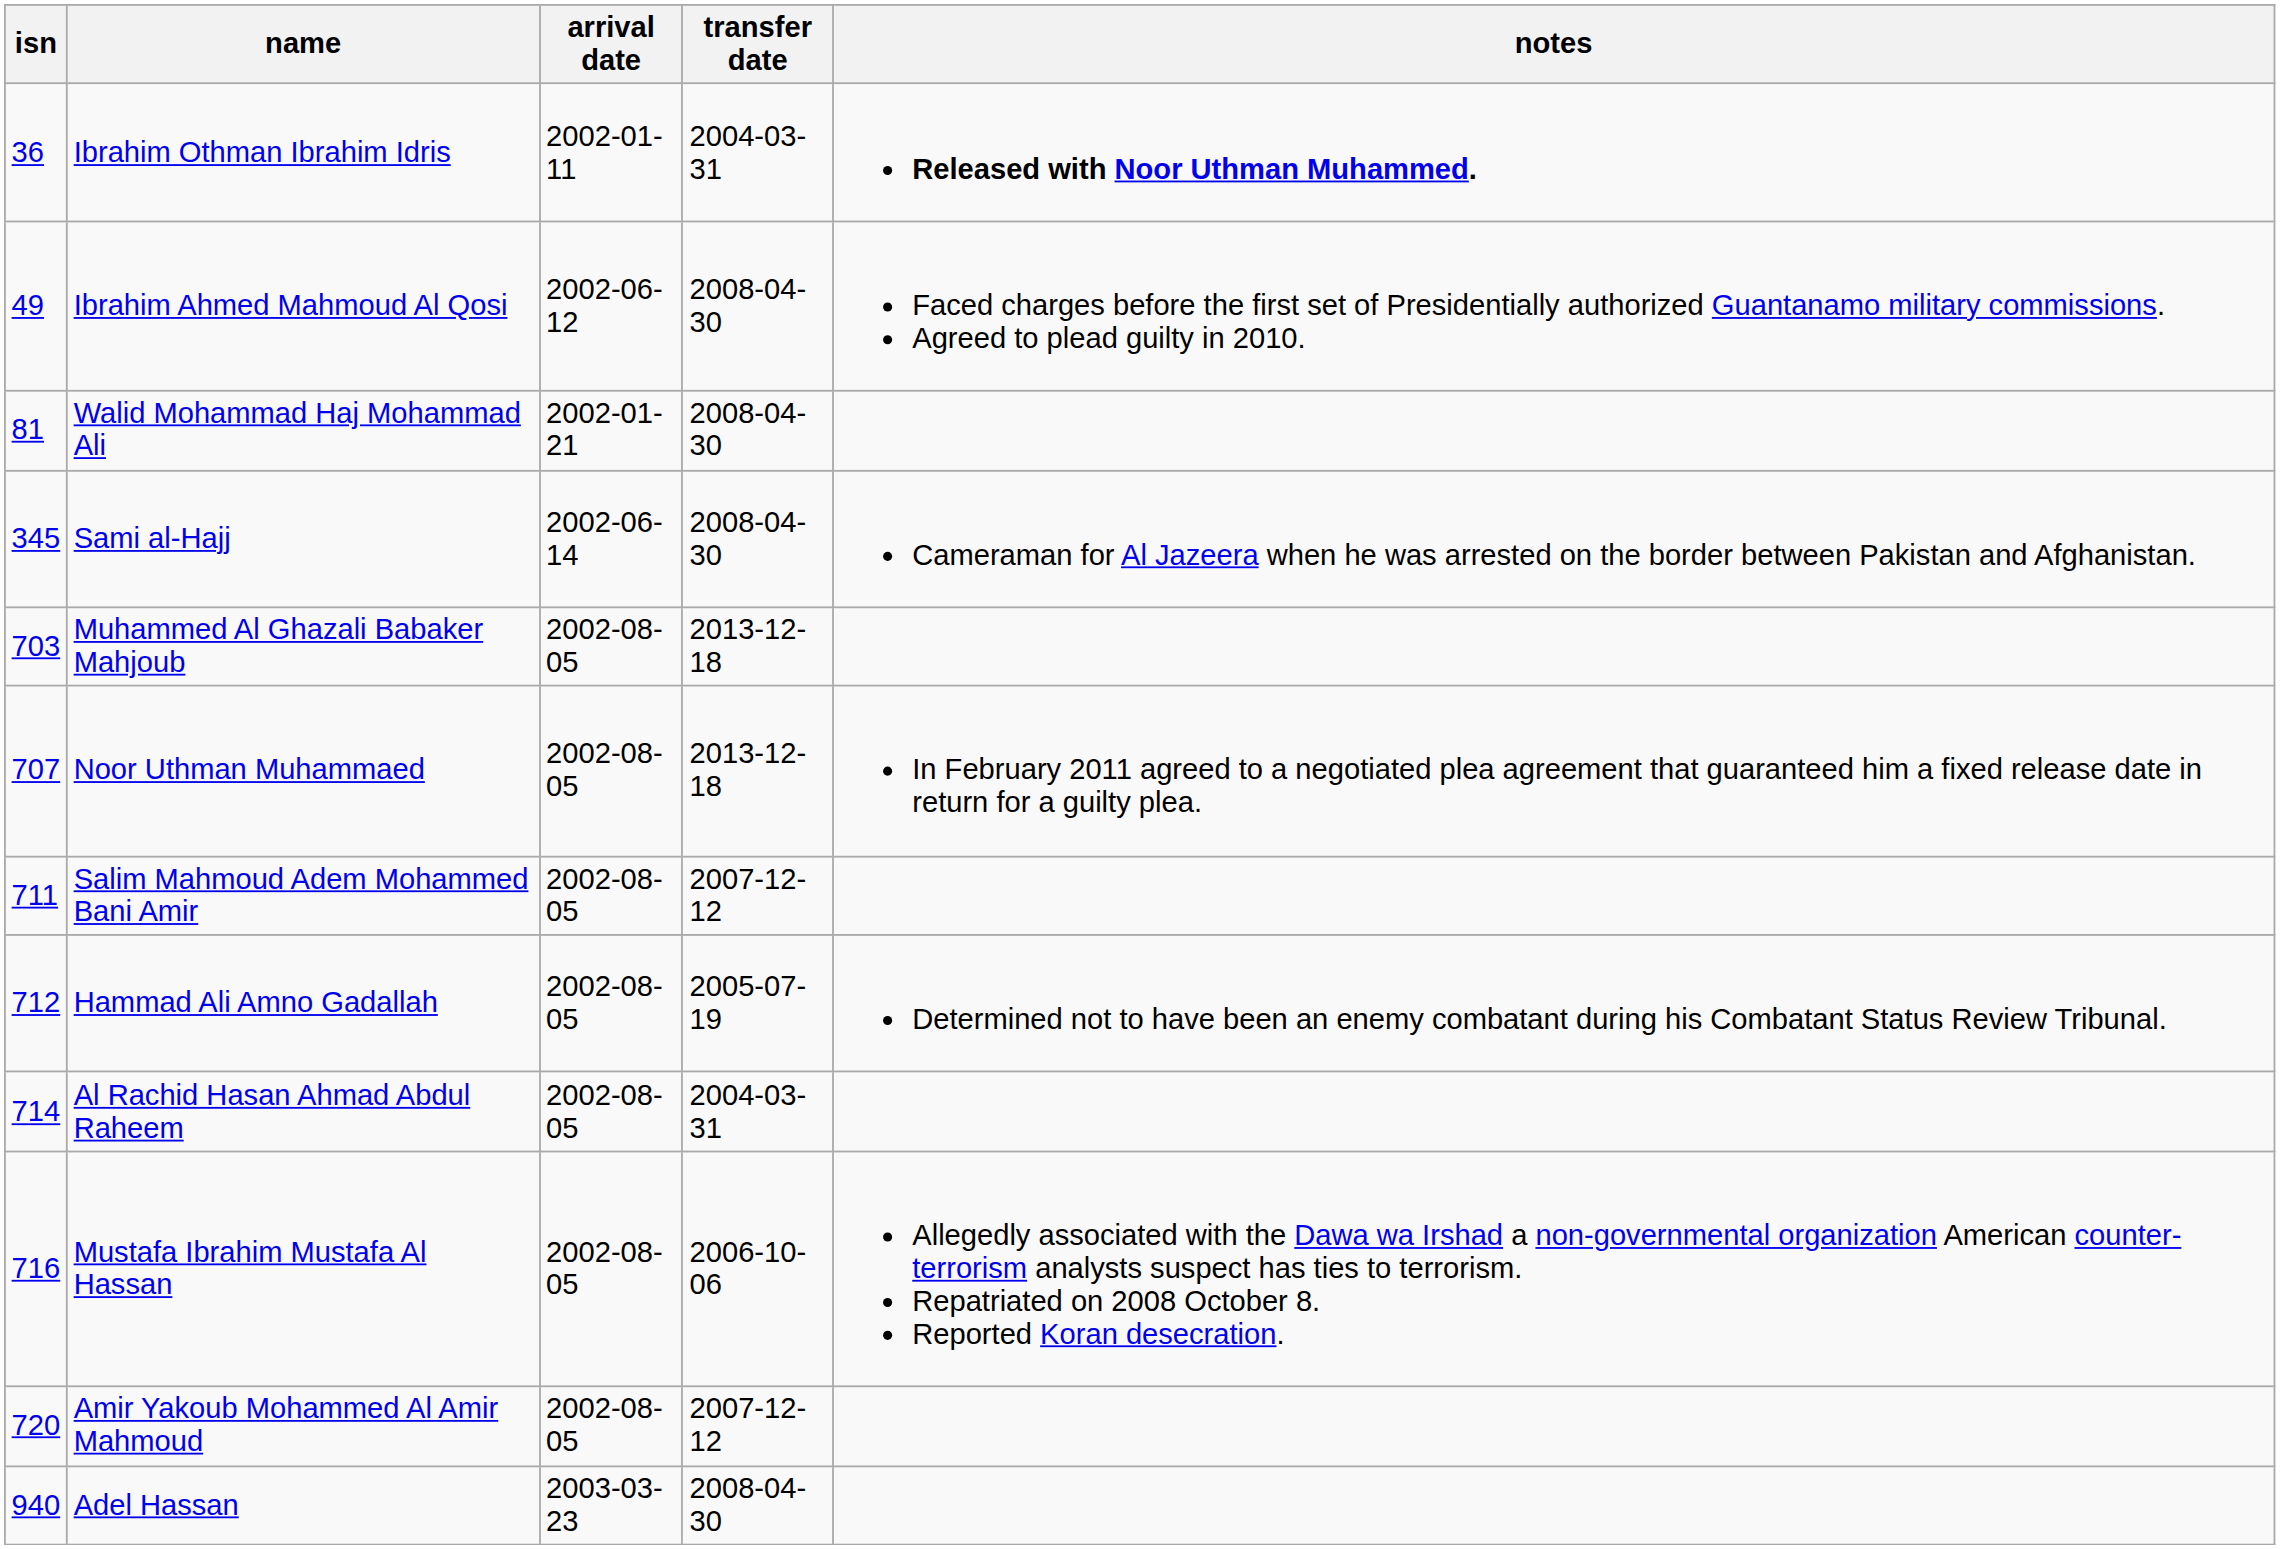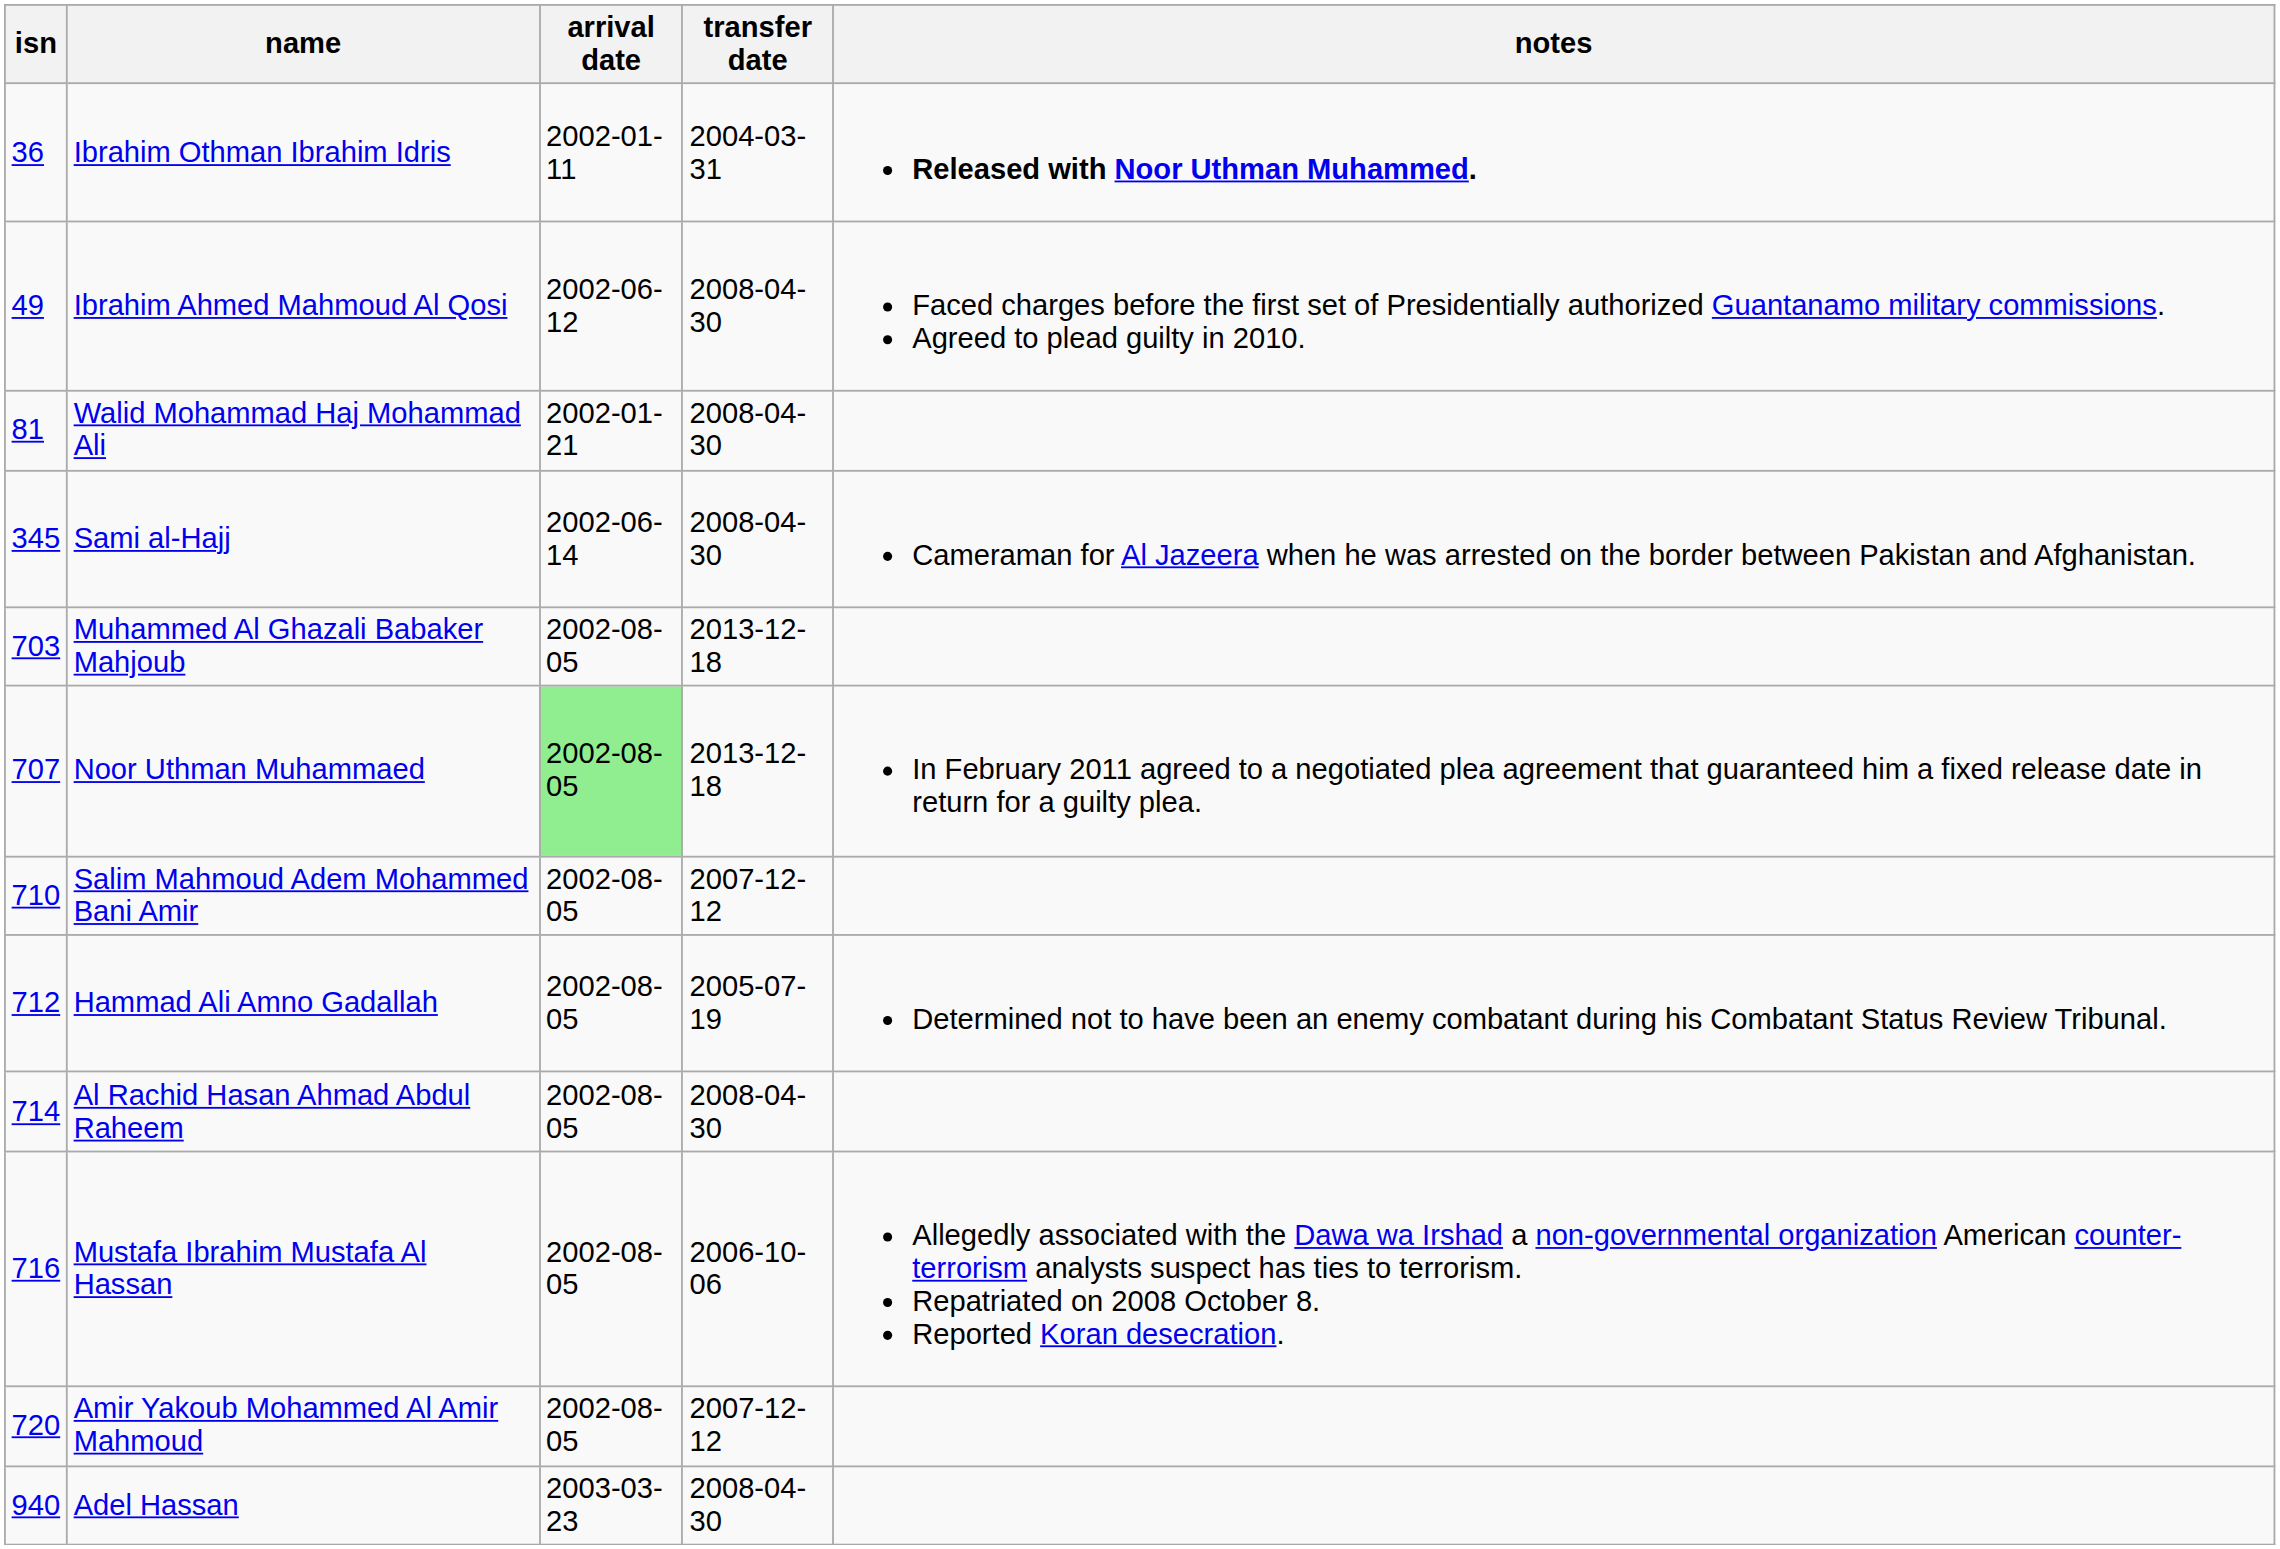(604, 770) no background -> (604, 770) lightgreen background
(35, 895) 711 -> (36, 895) 710
(748, 1111) 2004-03-31 -> (748, 1111) 2008-04-30
